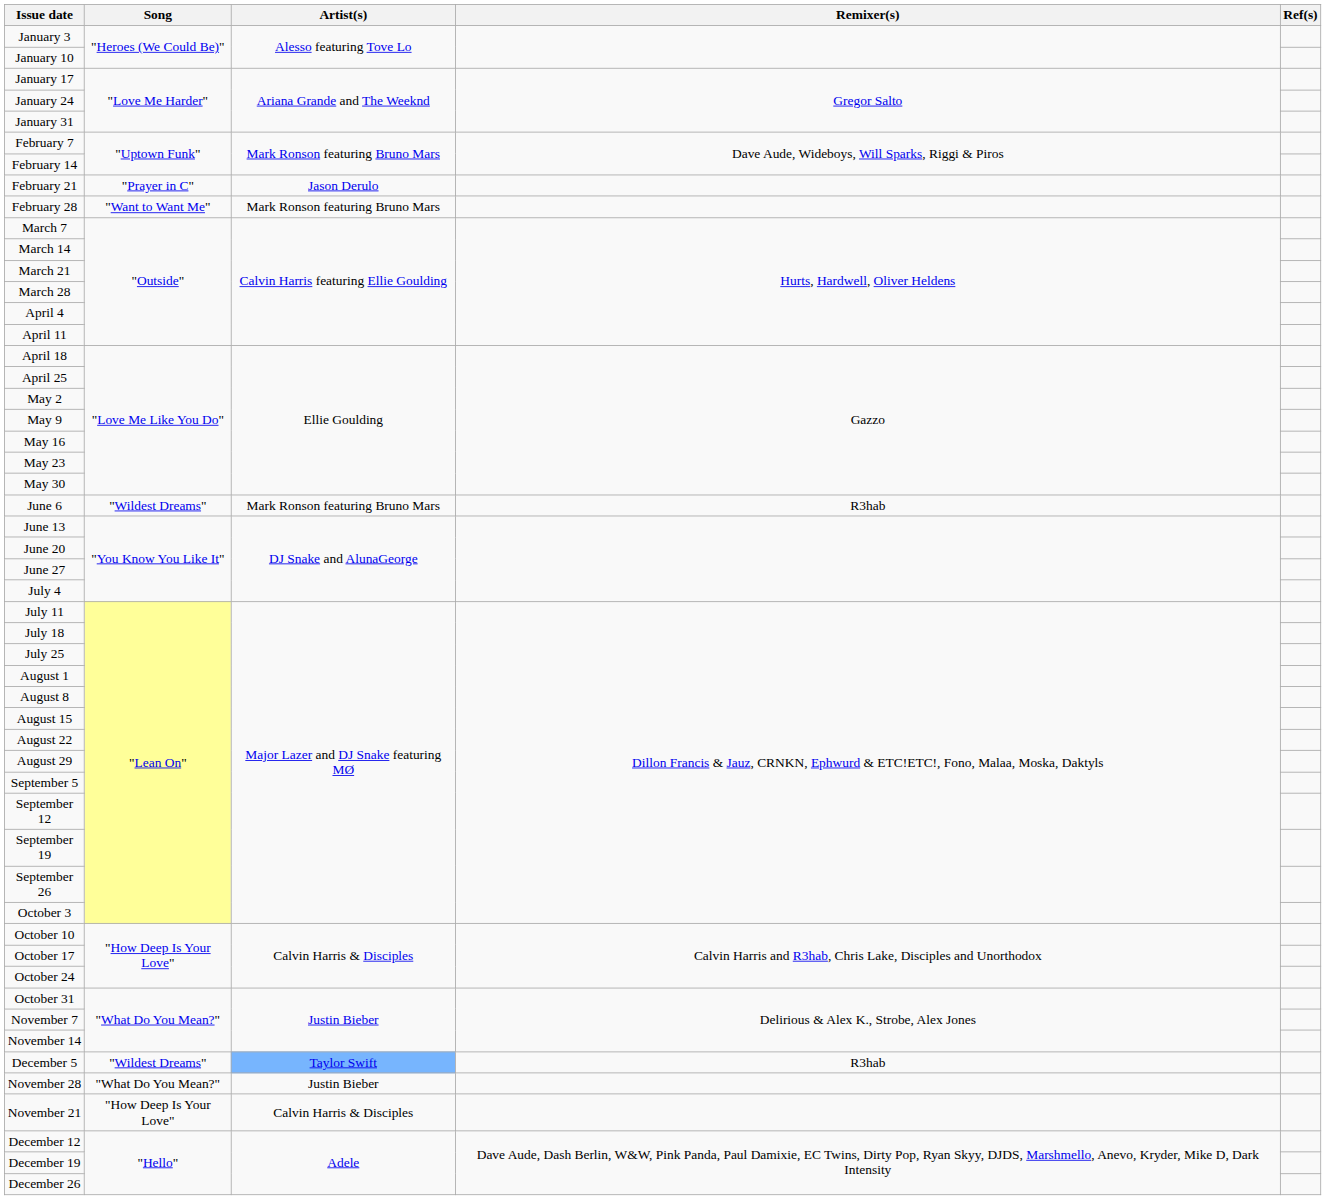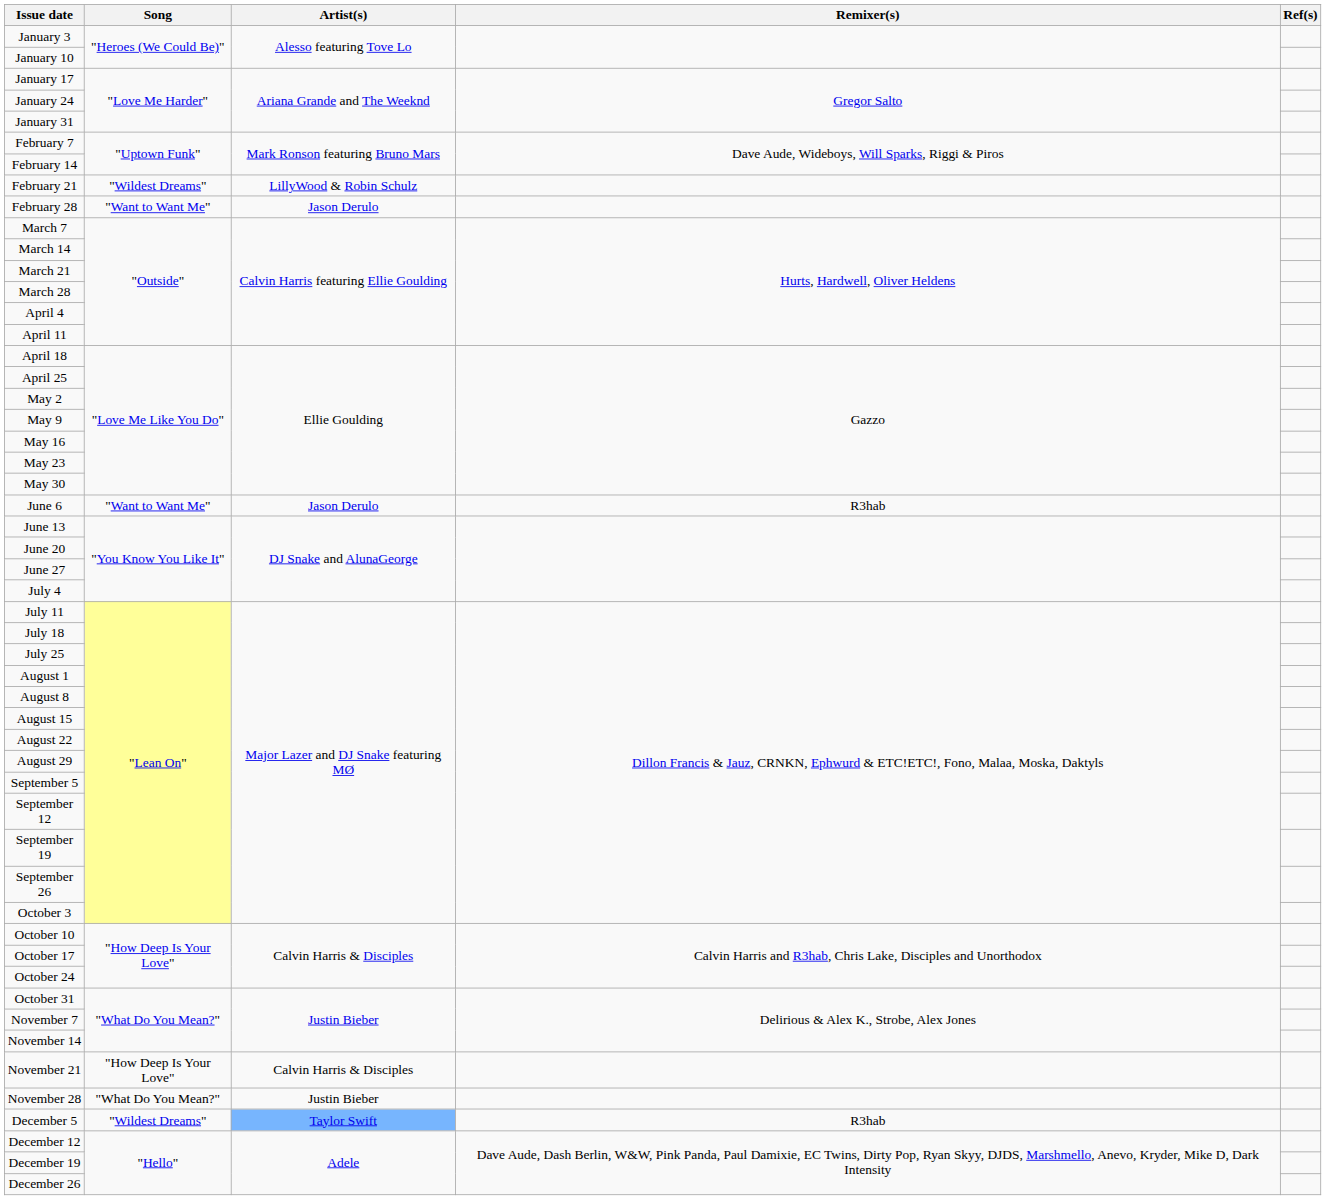(158, 185) "Prayer in C" -> (158, 185) "Wildest Dreams"
(343, 185) Jason Derulo -> (343, 185) LillyWood & Robin Schulz
(343, 206) Mark Ronson featuring Bruno Mars -> (343, 206) Jason Derulo
(158, 505) "Wildest Dreams" -> (158, 505) "Want to Want Me"
(343, 505) Mark Ronson featuring Bruno Mars -> (343, 505) Jason Derulo
rows swapped: (44, 1112) <-> (44, 1062)
